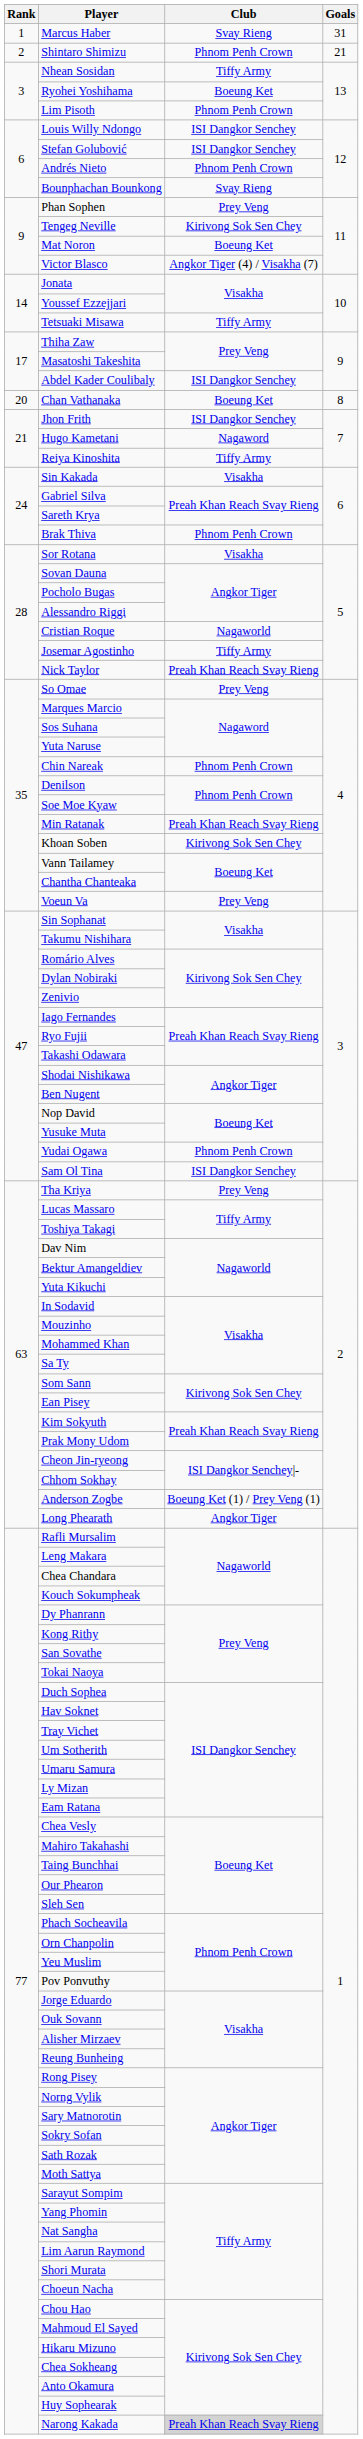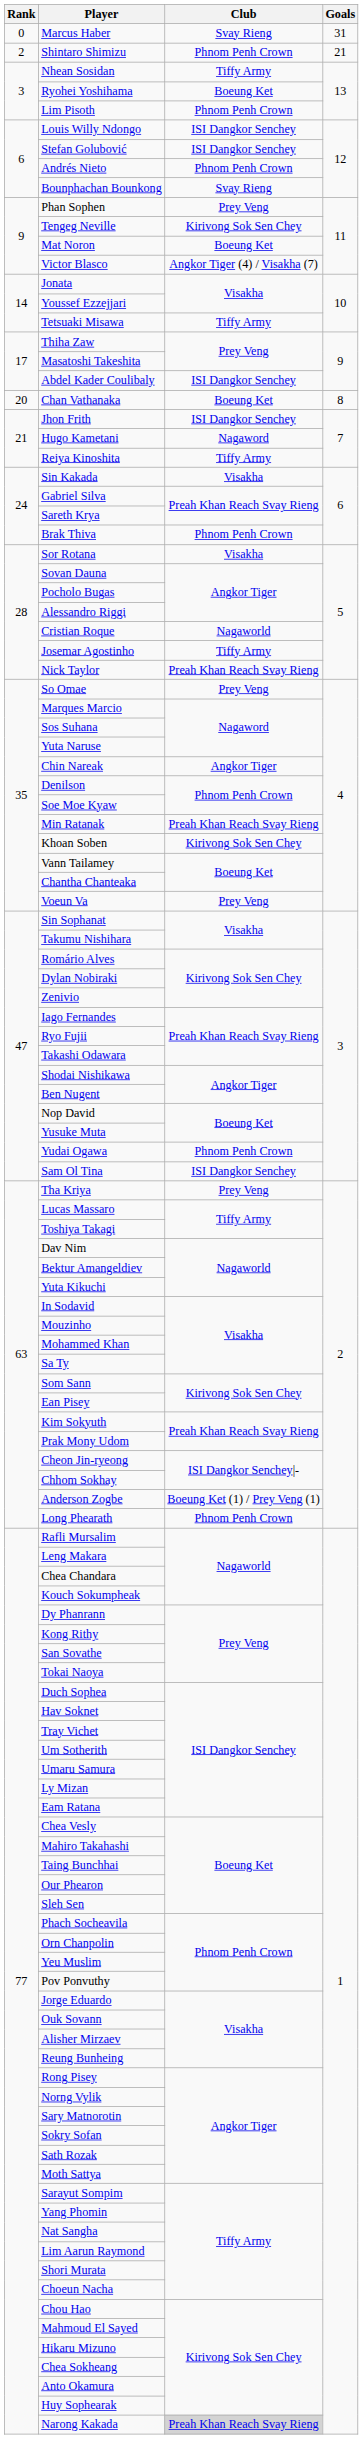(21, 33) 1 -> (21, 33) 0
(244, 766) Phnom Penh Crown -> (244, 766) Angkor Tiger
(244, 1518) Angkor Tiger -> (244, 1518) Phnom Penh Crown
